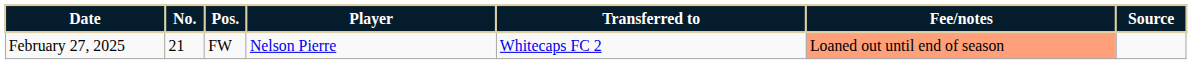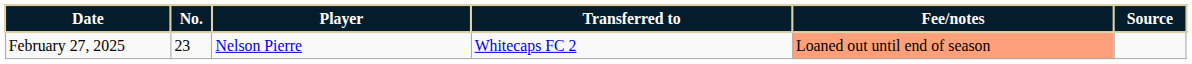- column: (225, 18)
(176, 45) 21 -> (182, 45) 23
